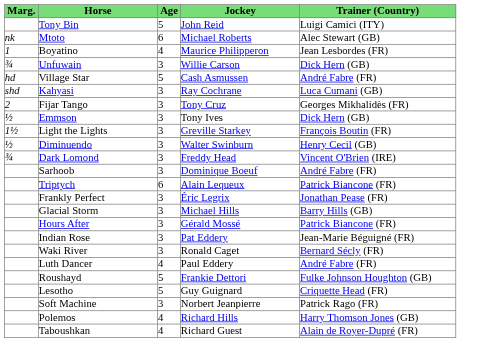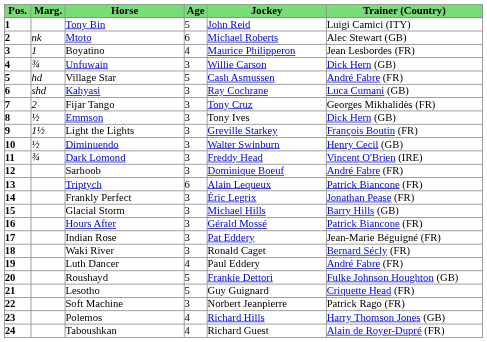+ column: (18, 11)
